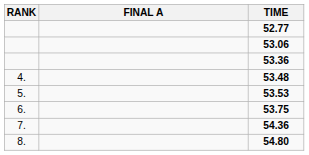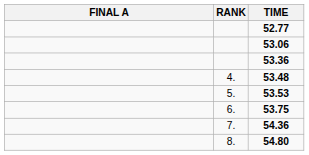columns swapped: (21, 12) <-> (143, 12)
